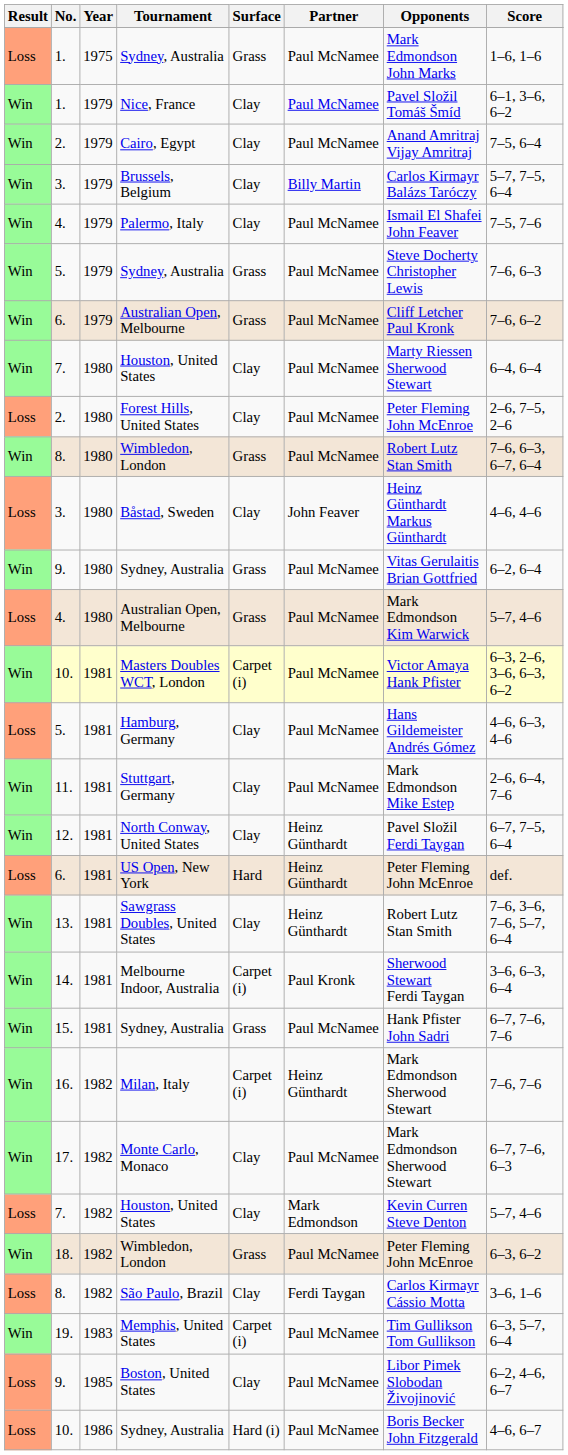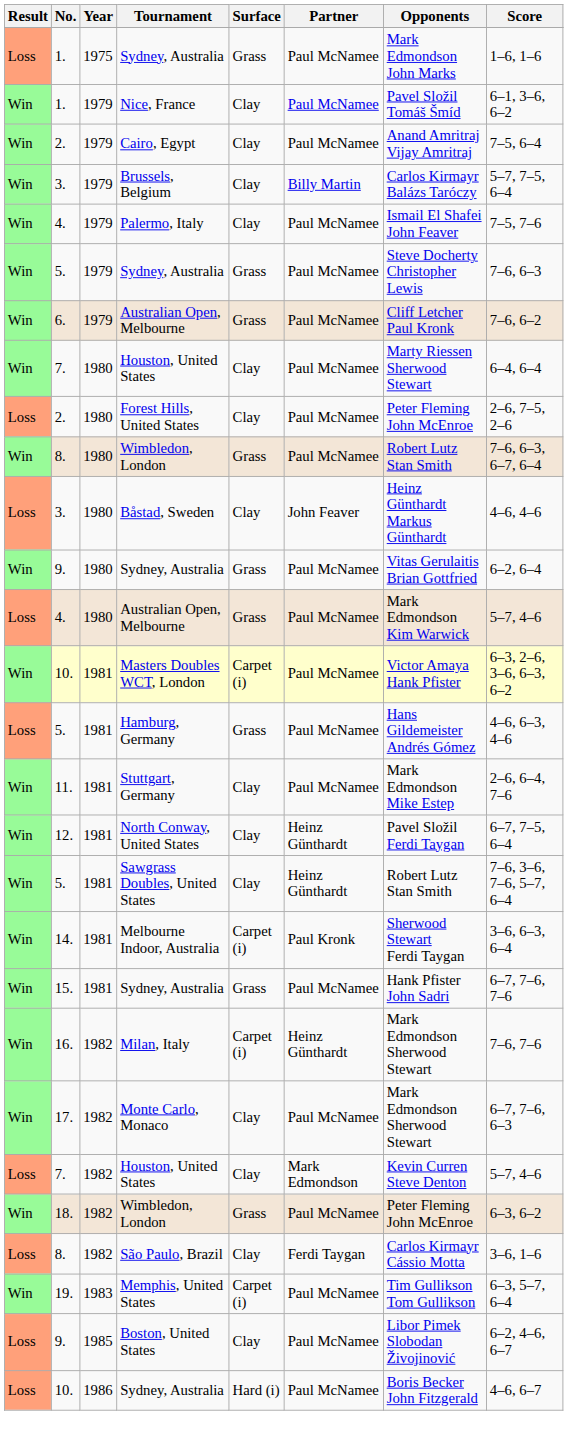(247, 730) Clay -> (249, 730) Grass
- row: (98, 875)
(64, 923) 13. -> (60, 883) 5.
